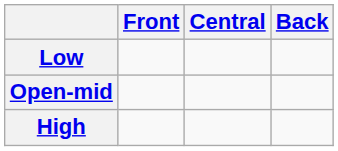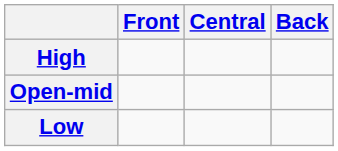rows swapped: (61, 127) <-> (61, 57)
